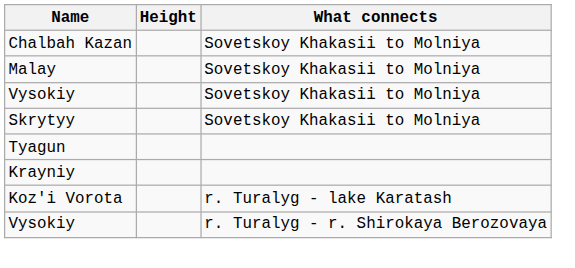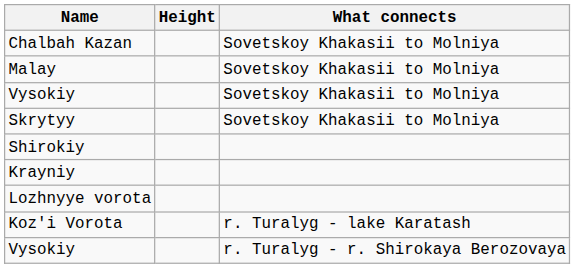- row: (37, 147)
+ row: (46, 147)
+ row: (80, 198)
